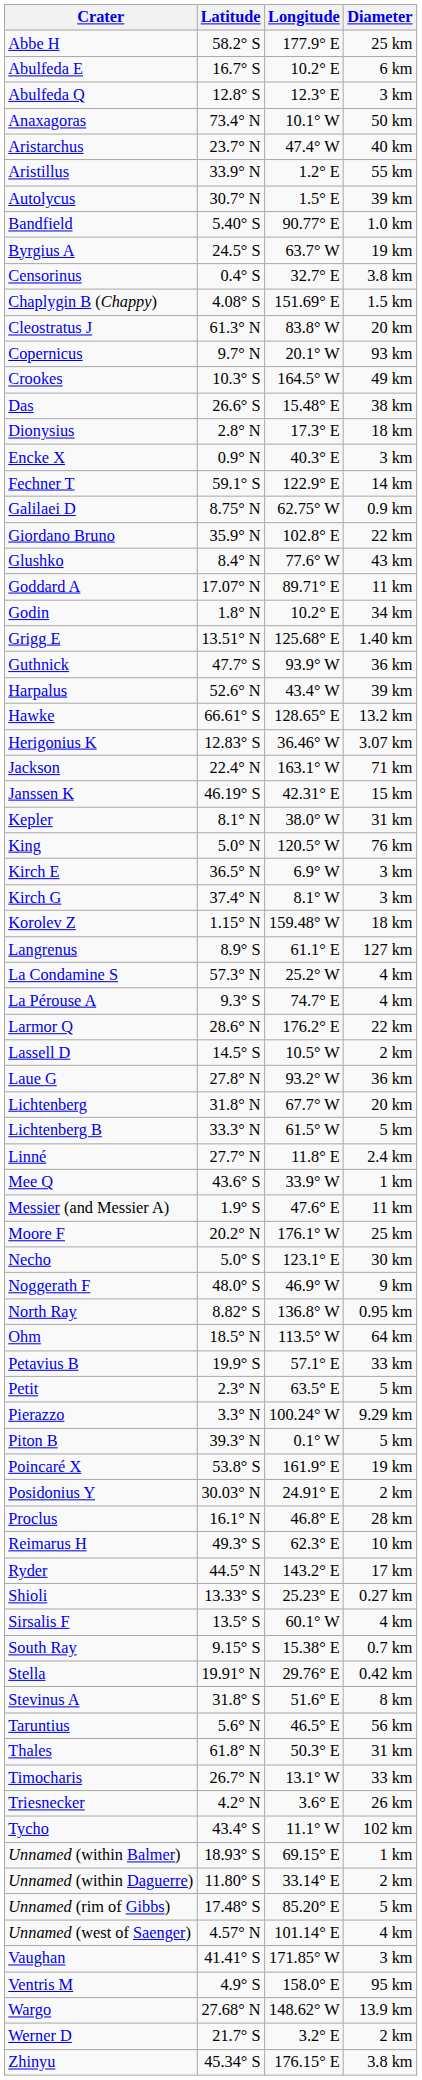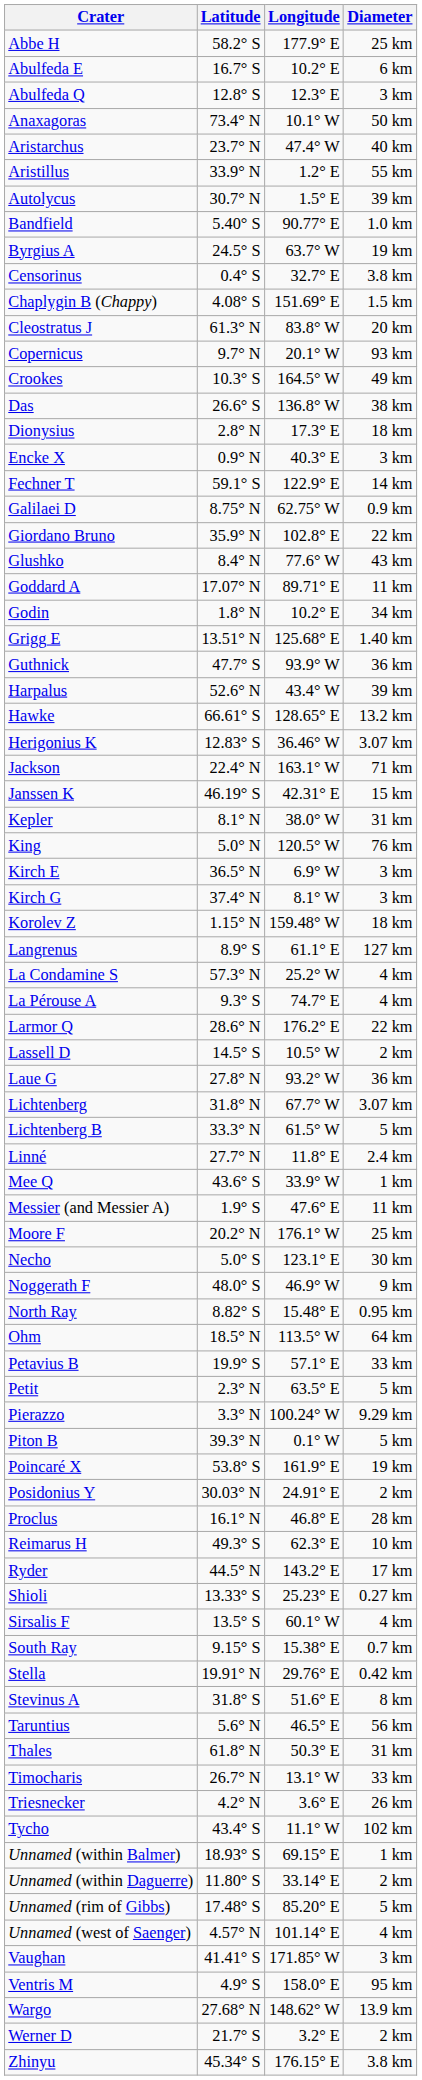(311, 405) 15.48° E -> (309, 405) 136.8° W
(392, 1104) 20 km -> (386, 1104) 3.07 km
(309, 1311) 136.8° W -> (311, 1311) 15.48° E
